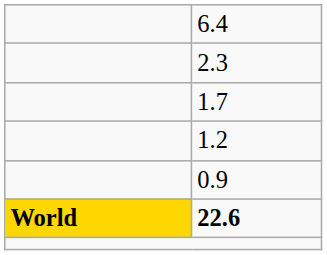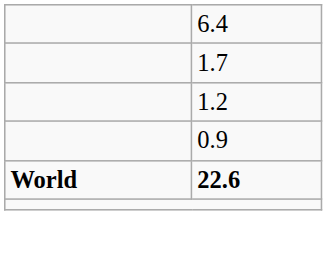- row: (213, 62)
(44, 218) gold background -> (44, 179) no background
